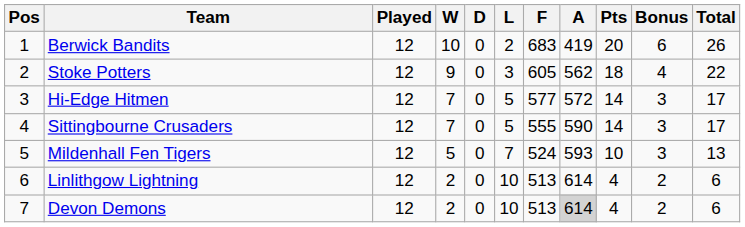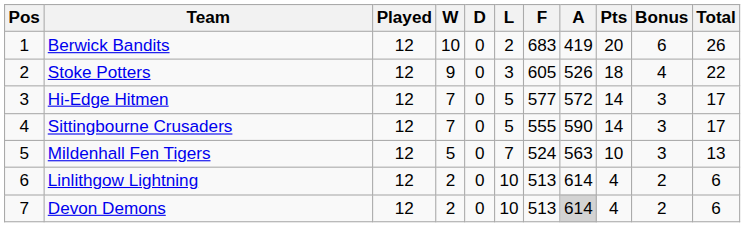(578, 72) 562 -> (578, 72) 526
(578, 153) 593 -> (578, 153) 563
